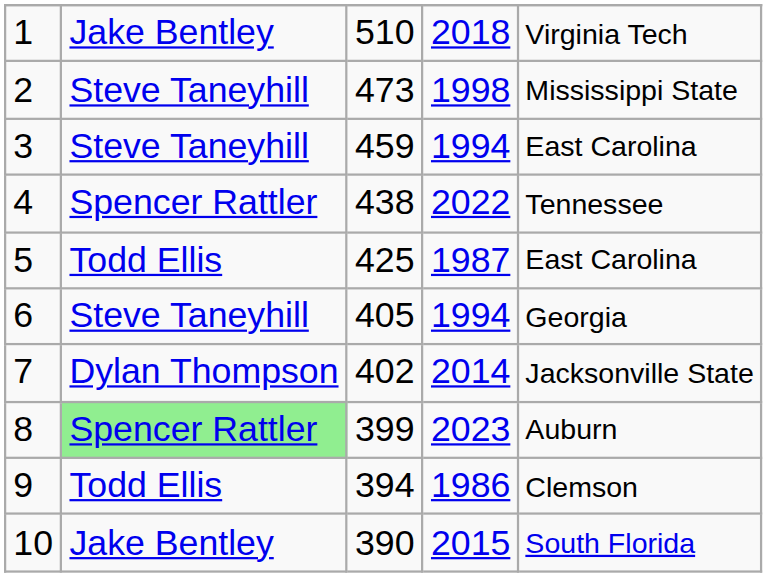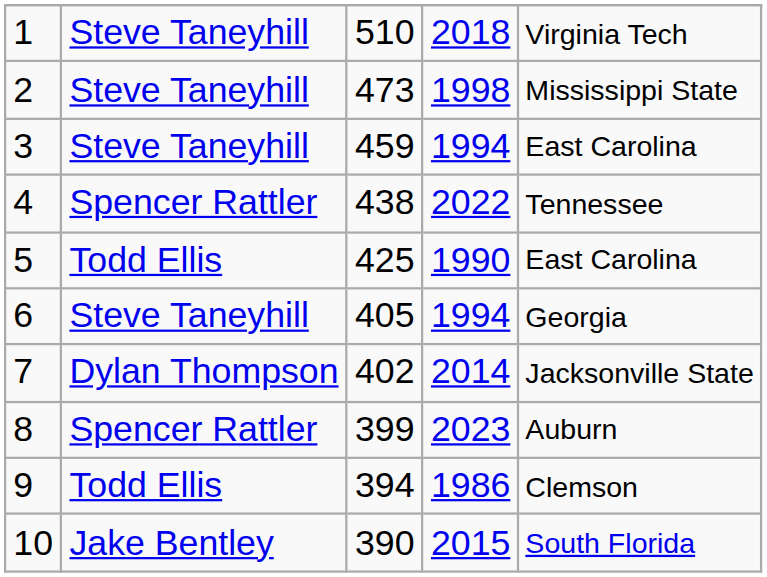(172, 32) Jake Bentley -> (189, 32) Steve Taneyhill
(471, 259) 1987 -> (471, 259) 1990
(193, 428) lightgreen background -> (193, 428) no background
